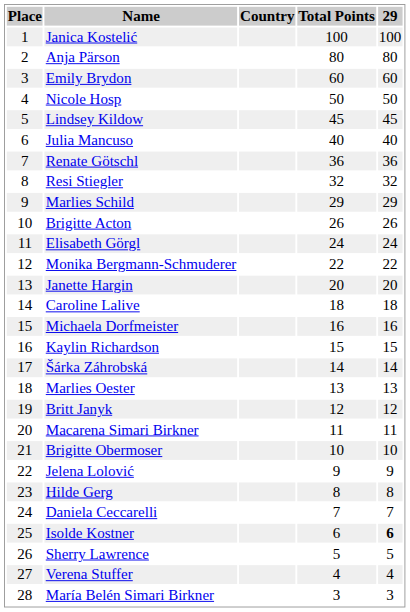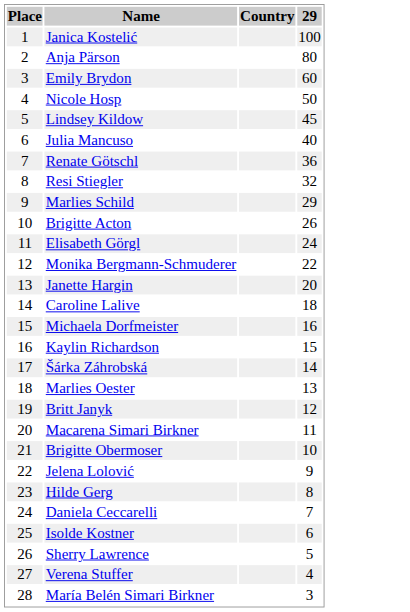- column: (337, 16)
(390, 533) bold -> (309, 533) normal
